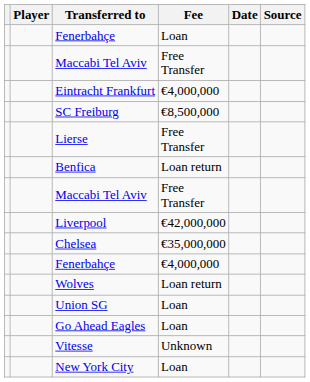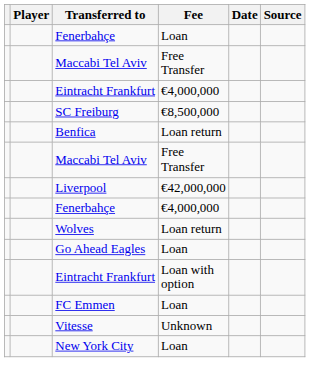- row: (72, 139)
- row: (76, 243)
- row: (81, 305)
+ row: (105, 277)
+ row: (85, 305)
